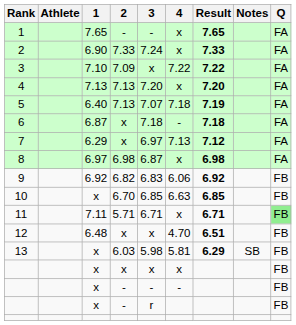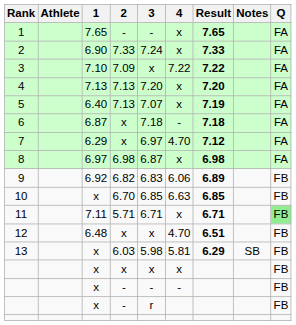(179, 104) 7.18 -> (179, 104) x
(179, 141) 7.13 -> (179, 141) 4.70
(213, 178) 6.92 -> (213, 178) 6.89
